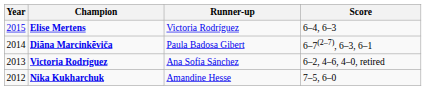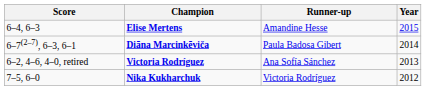columns swapped: (16, 12) <-> (361, 12)
(203, 28) Victoria Rodríguez -> (295, 28) Amandine Hesse
(199, 77) Amandine Hesse -> (299, 77) Victoria Rodríguez
